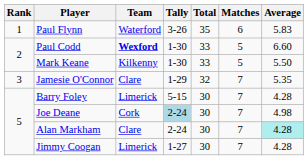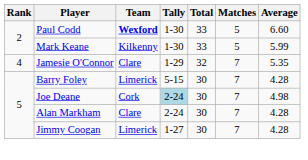- row: (59, 29)
(283, 63) 5.50 -> (279, 46) 5.99
(19, 79) 3 -> (19, 63) 4
(283, 130) paleturquoise background -> (279, 113) no background
